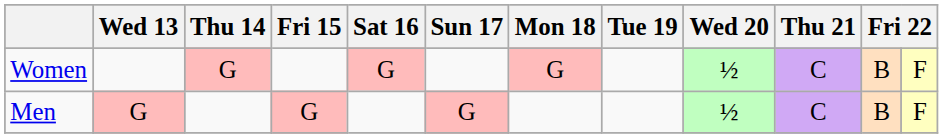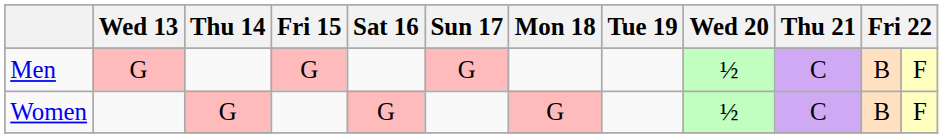rows swapped: (33, 112) <-> (49, 69)
